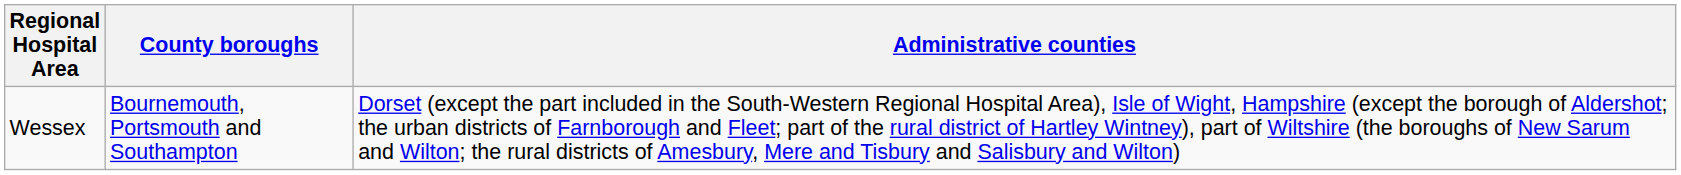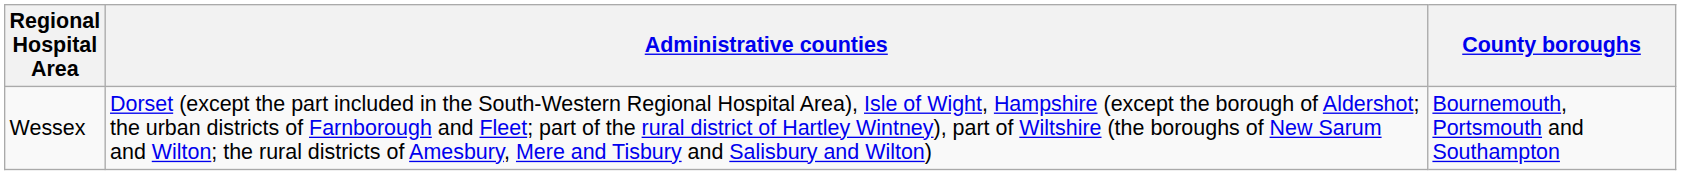columns swapped: (1014, 45) <-> (229, 45)
